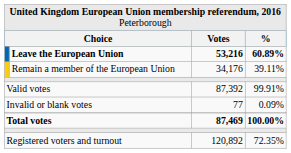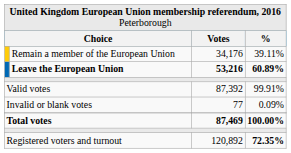rows swapped: (68, 54) <-> (93, 69)
(269, 140) normal -> (268, 140) bold
